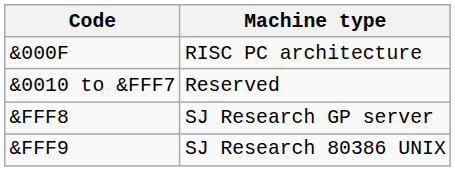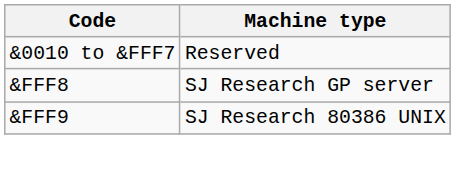- row: (39, 53)
